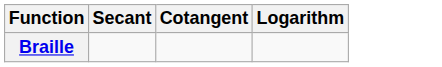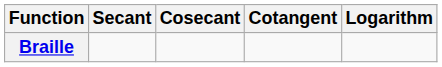+ column: (200, 18)
